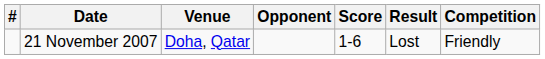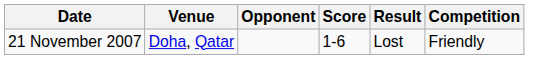- column: (12, 16)
